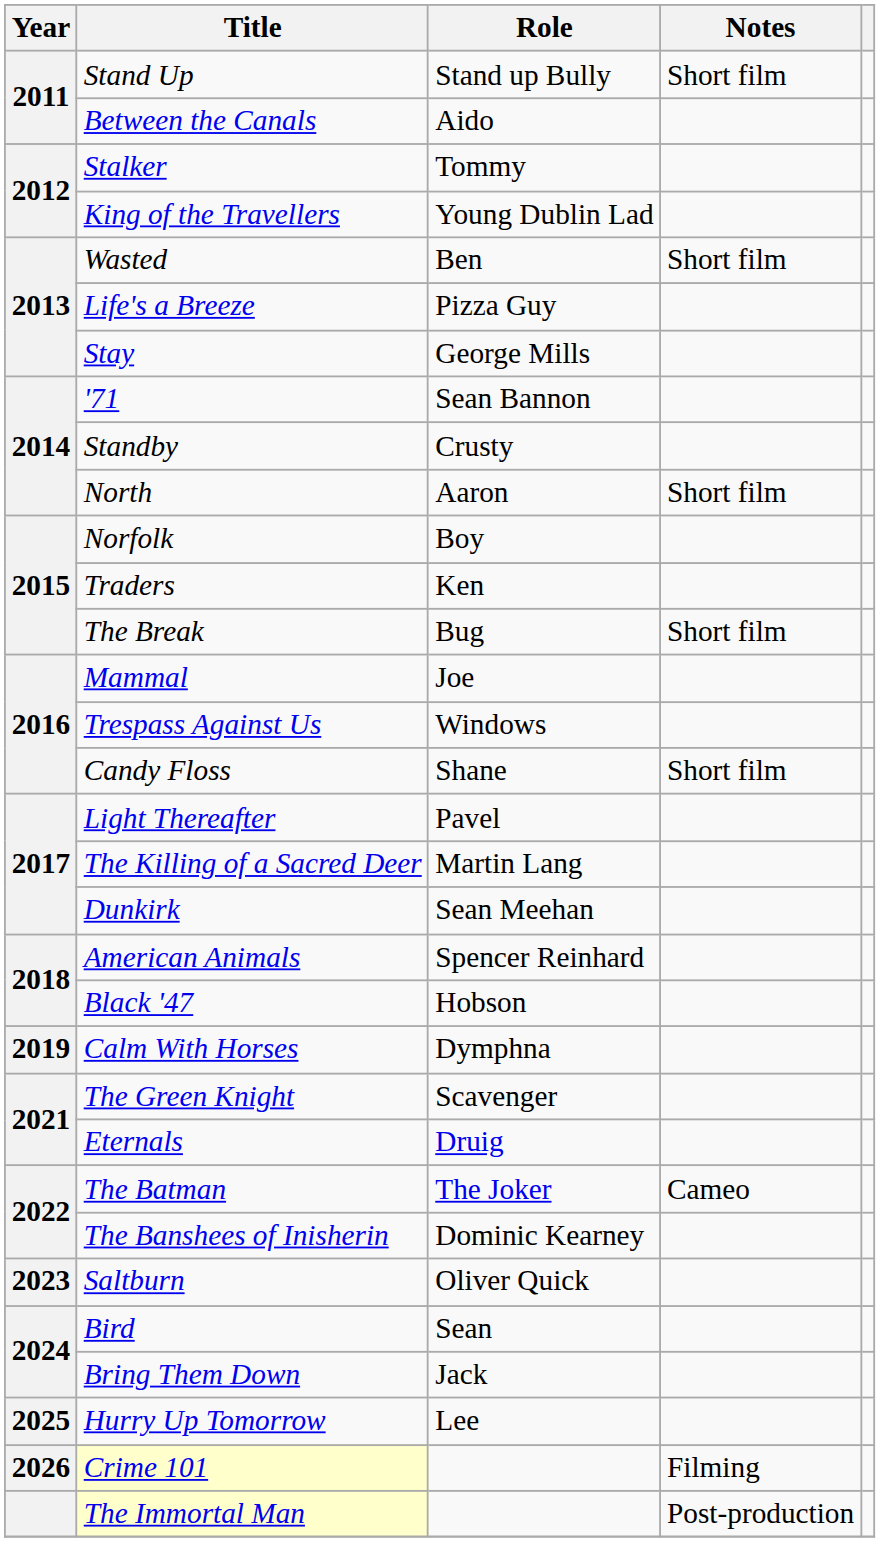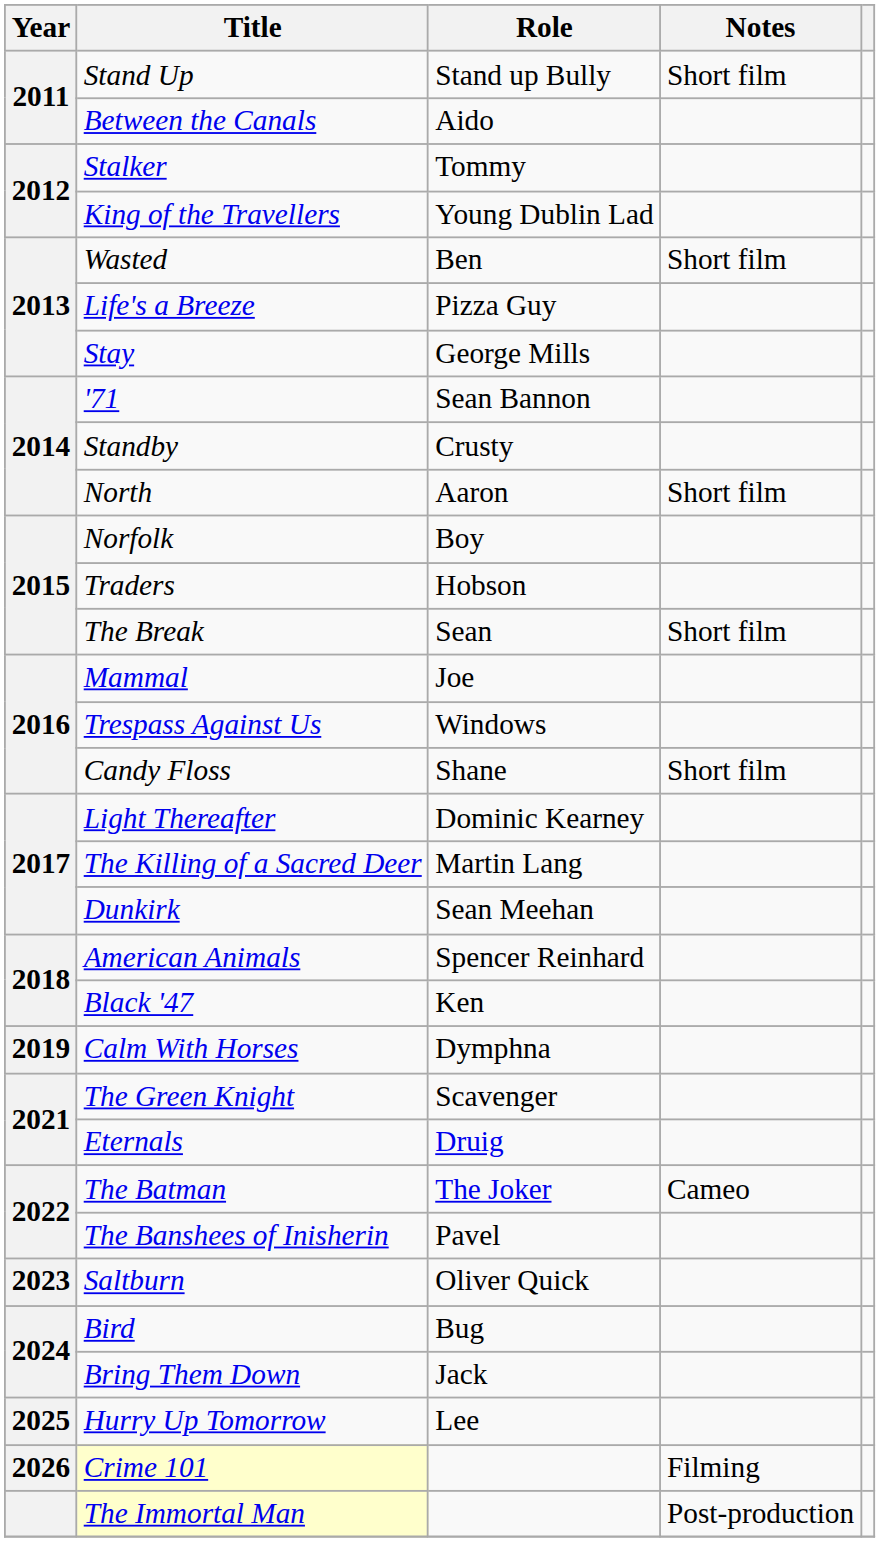(460, 584) Ken -> (481, 584) Hobson
(460, 631) Bug -> (464, 631) Sean
(468, 817) Pavel -> (540, 817) Dominic Kearney
(481, 1002) Hobson -> (460, 1002) Ken
(540, 1235) Dominic Kearney -> (468, 1235) Pavel
(464, 1327) Sean -> (460, 1327) Bug
